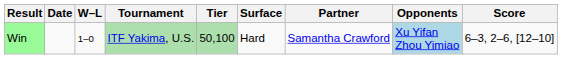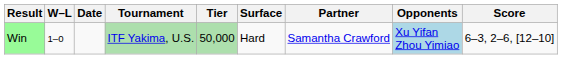columns swapped: (90, 13) <-> (60, 13)
(217, 38) 50,100 -> (217, 38) 50,000
